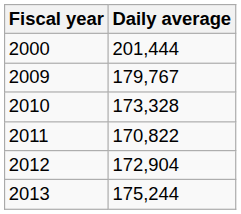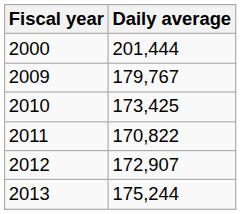(146, 106) 173,328 -> (146, 106) 173,425
(146, 164) 172,904 -> (146, 164) 172,907
